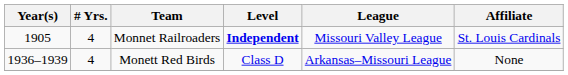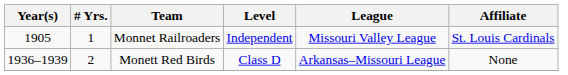(91, 37) 4 -> (91, 37) 1
(263, 37) bold -> (260, 37) normal
(91, 59) 4 -> (91, 59) 2
